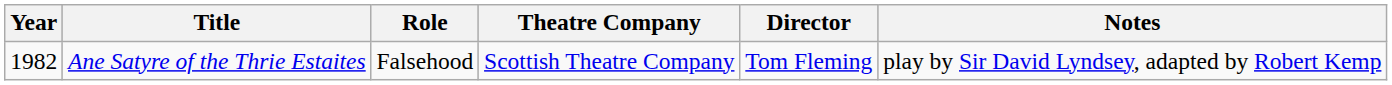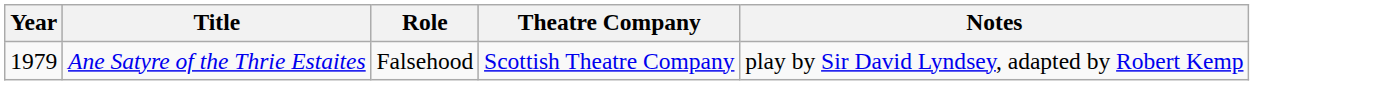- column: (809, 23)
(34, 60) 1982 -> (34, 60) 1979
